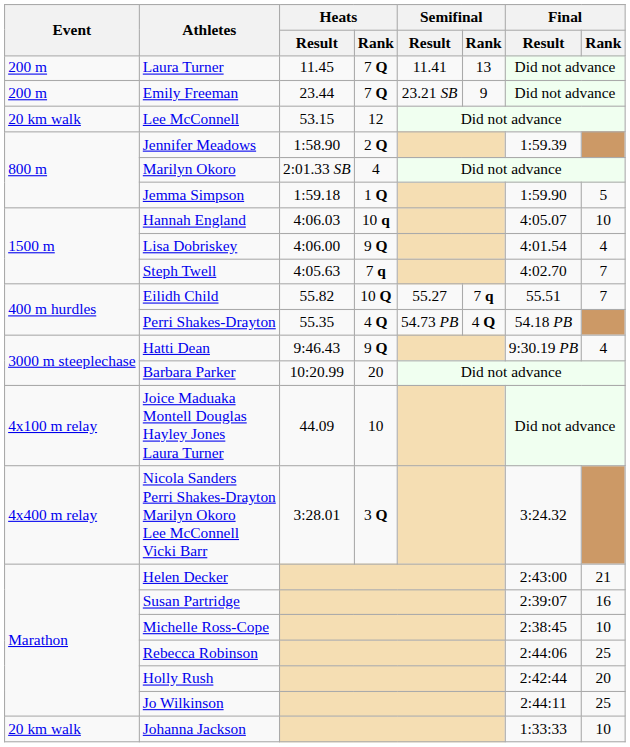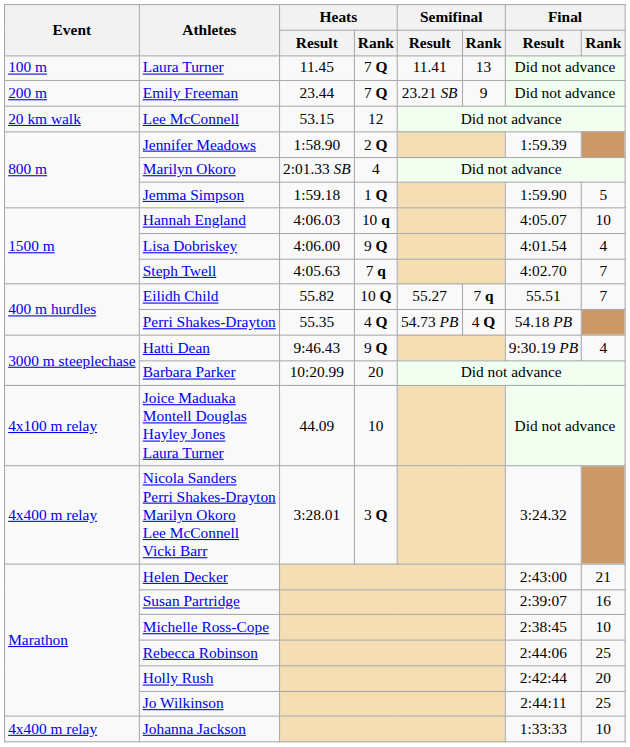(28, 68) 200 m -> (28, 68) 100 m
(45, 729) 20 km walk -> (53, 729) 4x400 m relay
